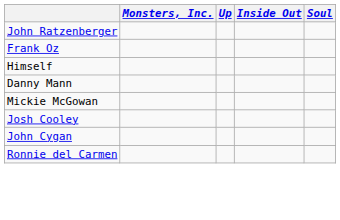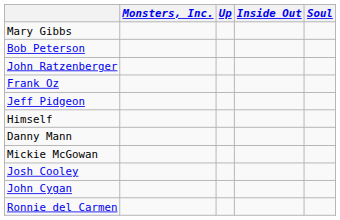+ row: (39, 31)
+ row: (46, 48)
+ row: (46, 101)
